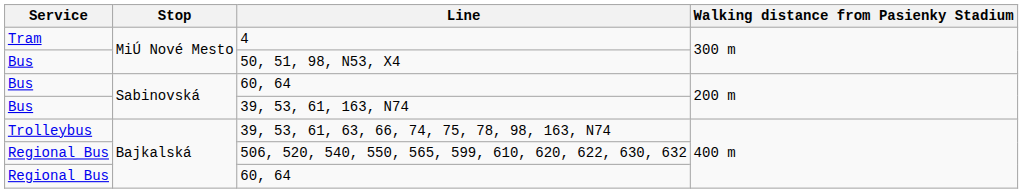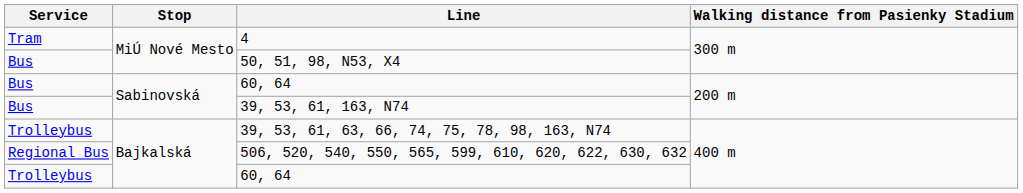(58, 176) Regional Bus -> (50, 176) Trolleybus
